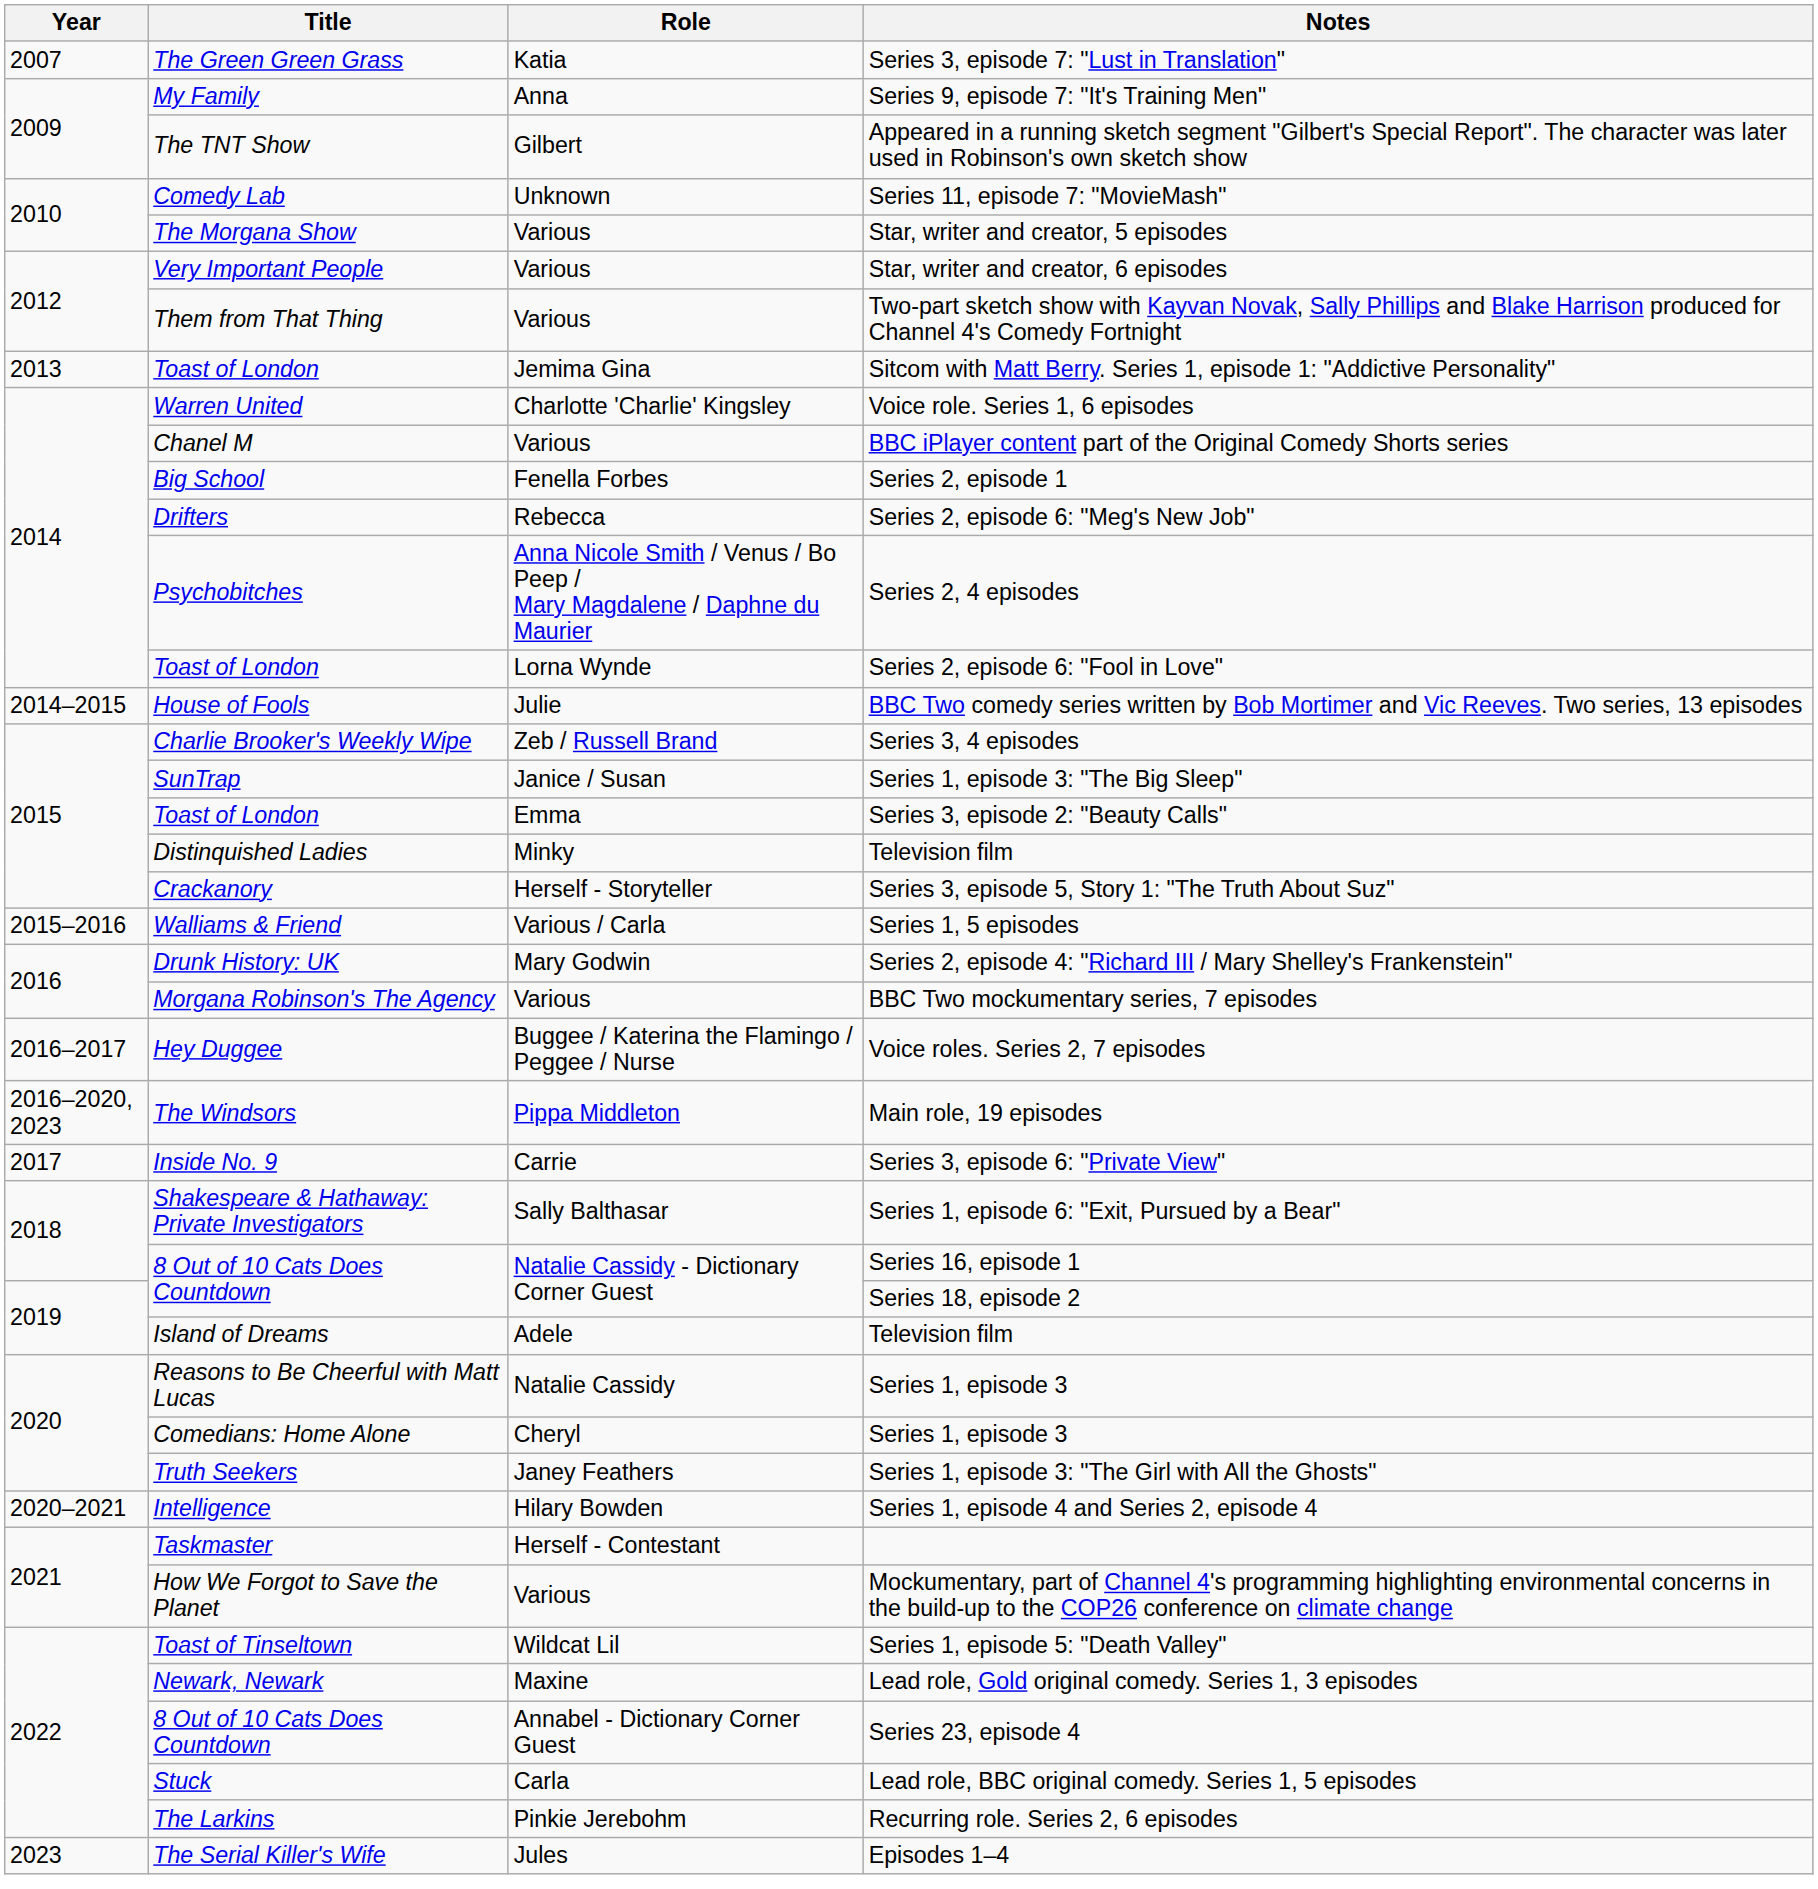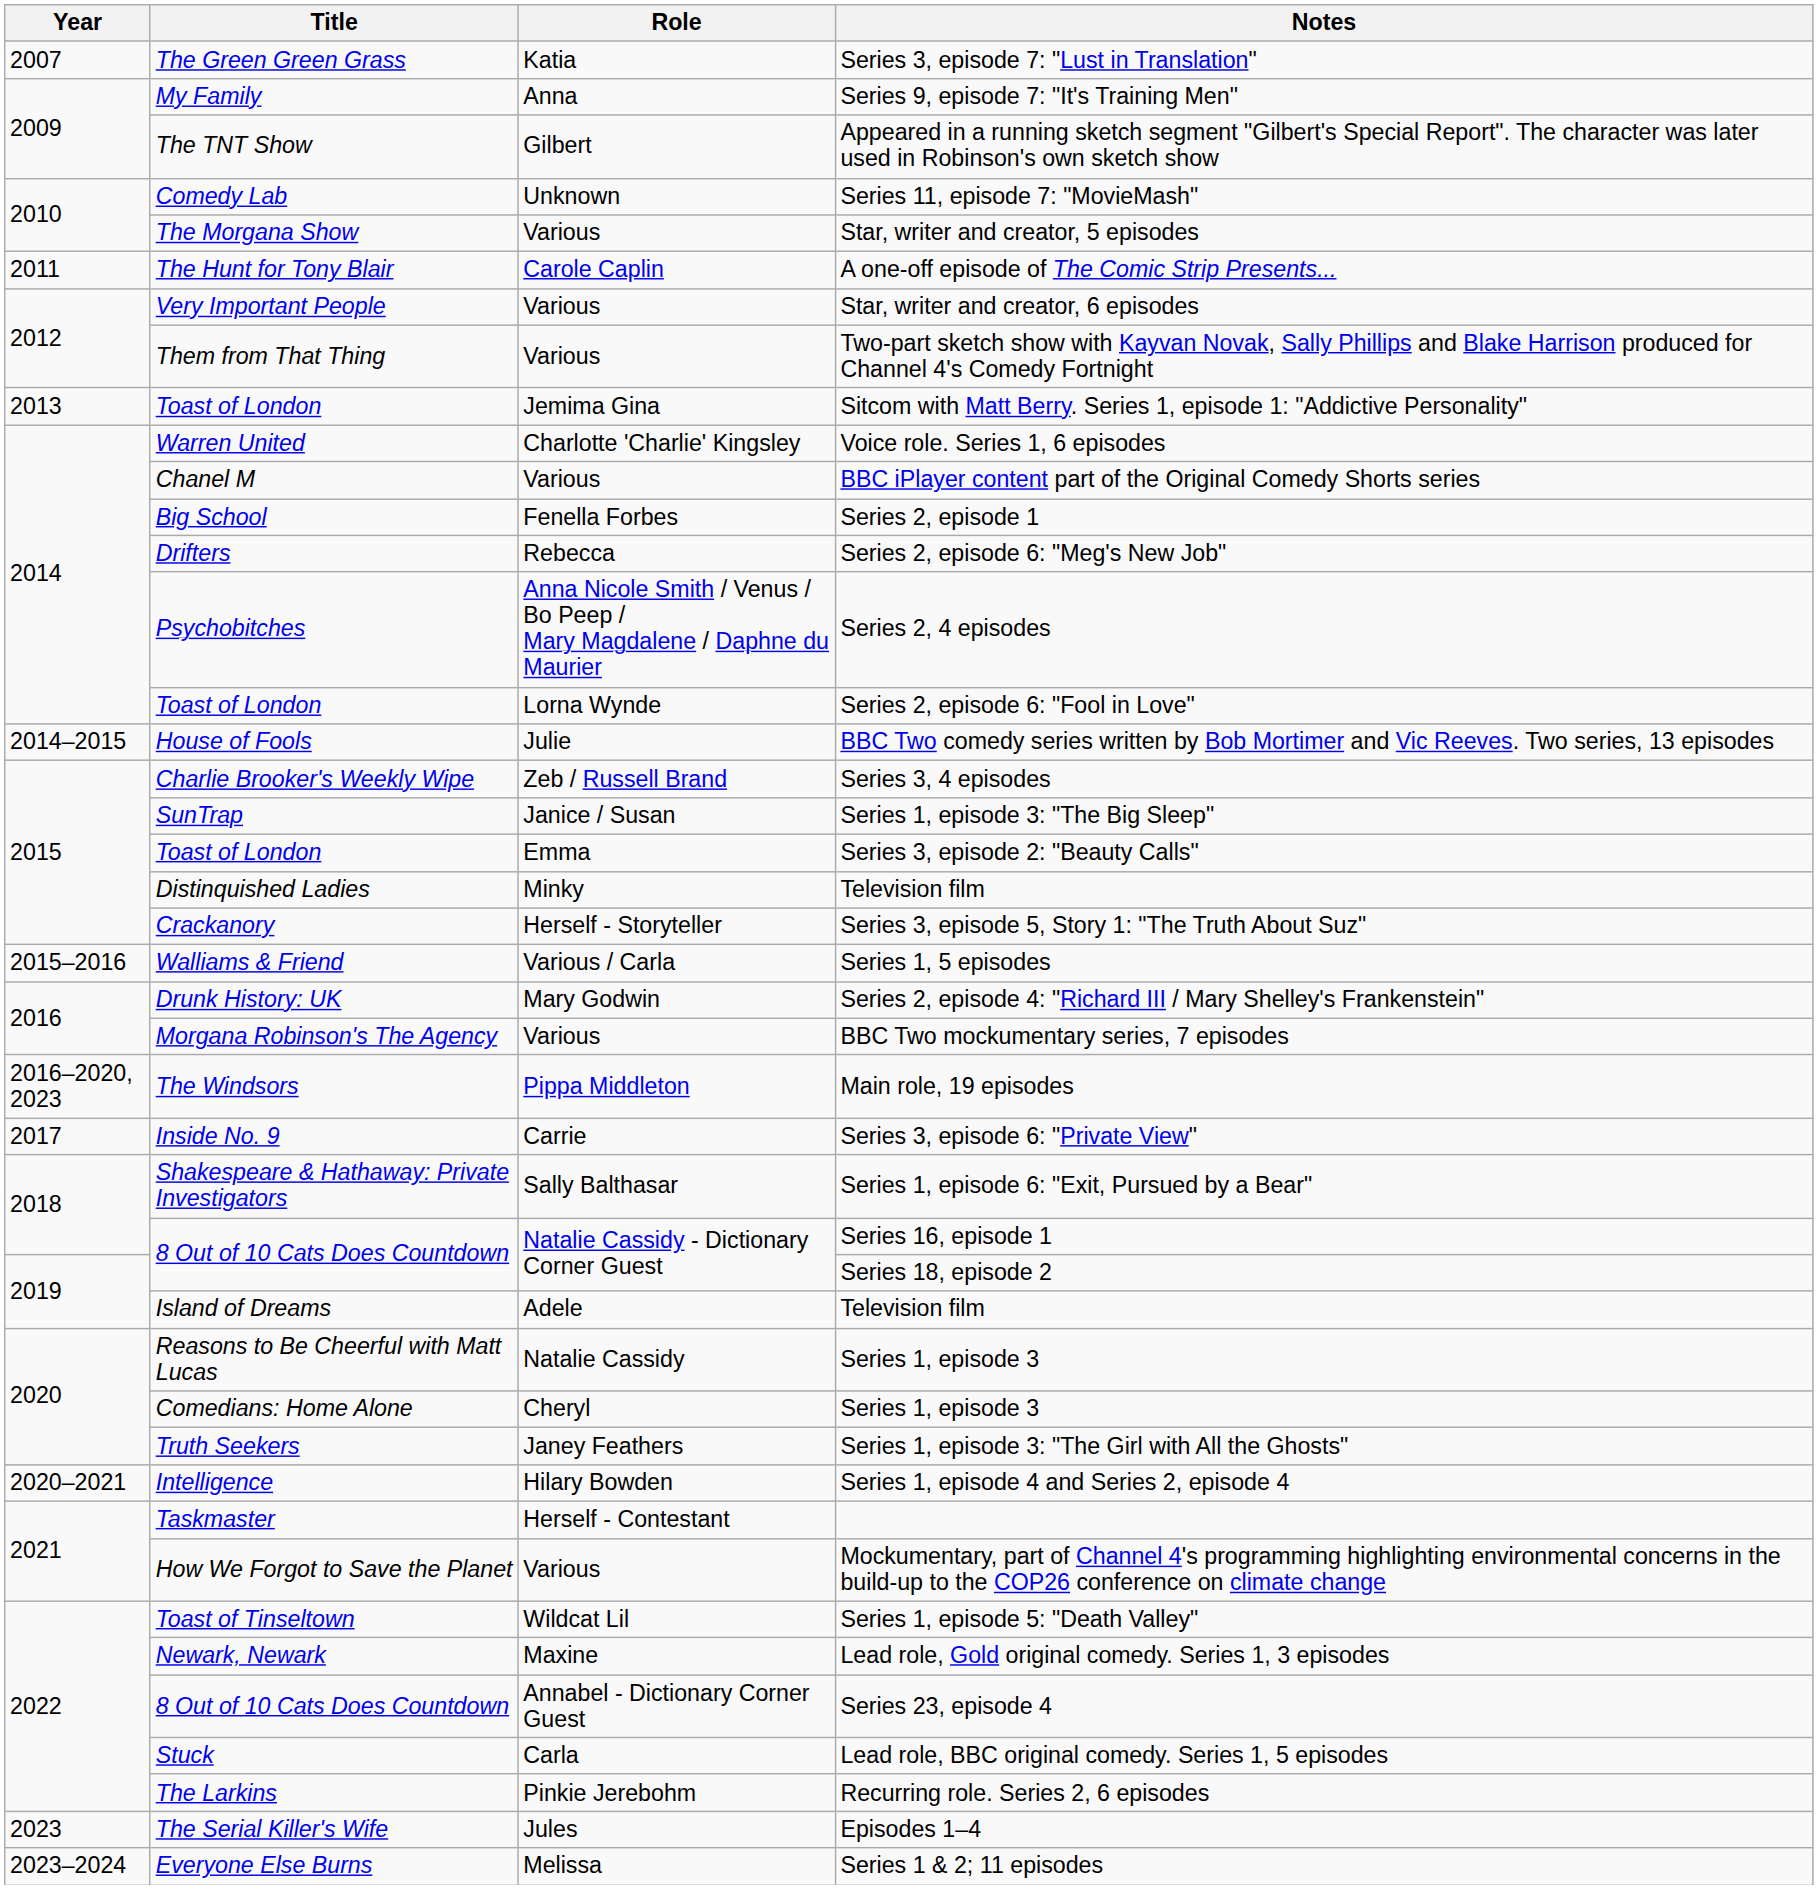+ row: (275, 269)
- row: (218, 1049)
+ row: (264, 1866)
